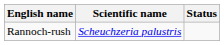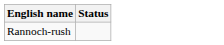- column: (130, 13)
